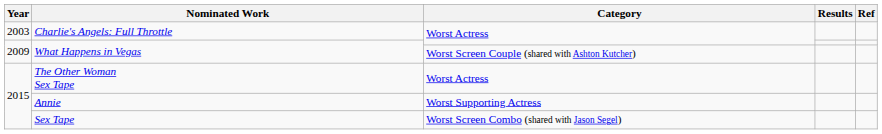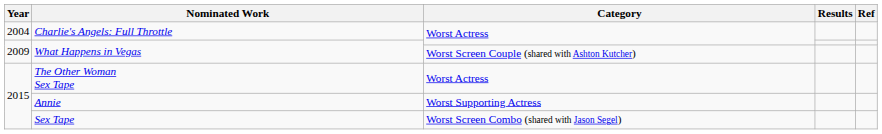(18, 31) 2003 -> (18, 31) 2004
